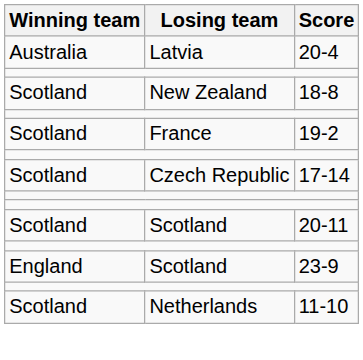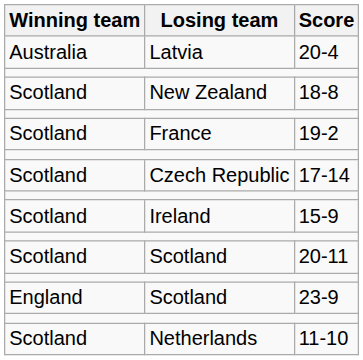+ row: (180, 215)
